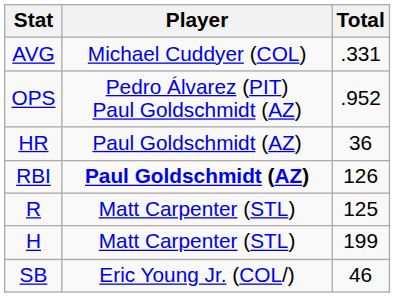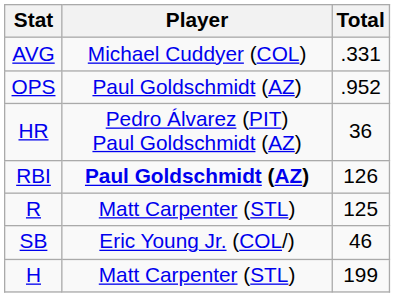(197, 98) Pedro Álvarez (PIT) Paul Goldschmidt (AZ) -> (197, 86) Paul Goldschmidt (AZ)
(197, 143) Paul Goldschmidt (AZ) -> (197, 131) Pedro Álvarez (PIT) Paul Goldschmidt (AZ)
rows swapped: (33, 242) <-> (33, 275)
